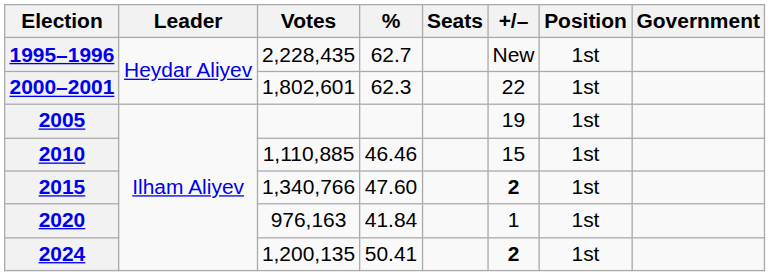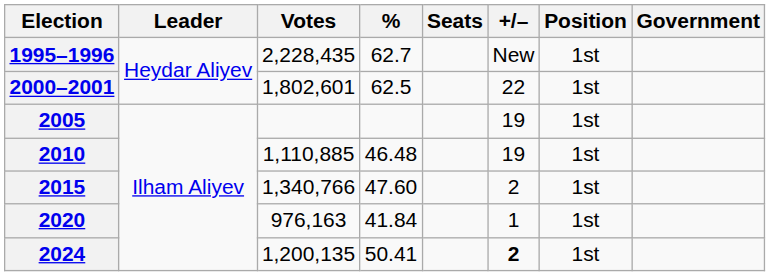(391, 87) 62.3 -> (391, 87) 62.5
(391, 154) 46.46 -> (391, 154) 46.48
(513, 154) 15 -> (513, 154) 19
(513, 187) bold -> (513, 187) normal
